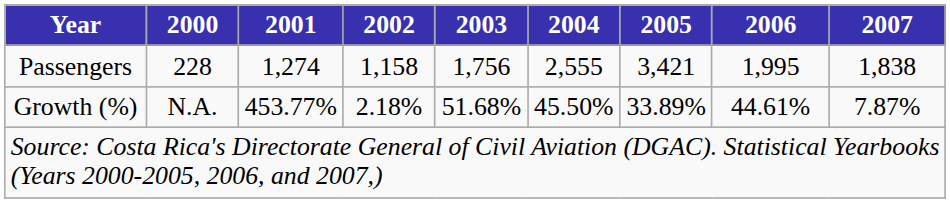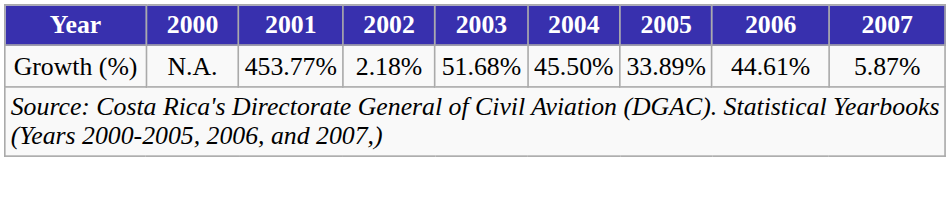- row: (76, 65)
(887, 106) 7.87% -> (887, 65) 5.87%
